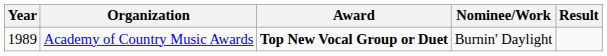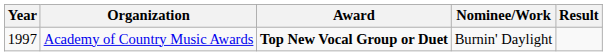(22, 39) 1989 -> (22, 39) 1997
